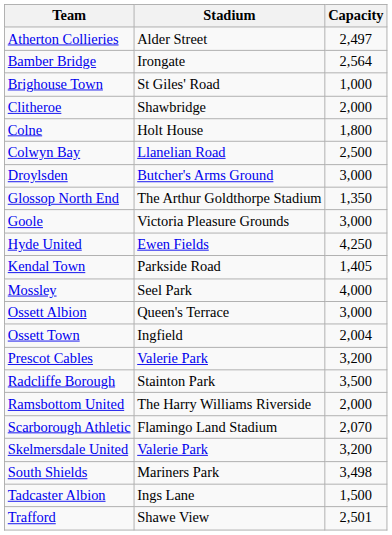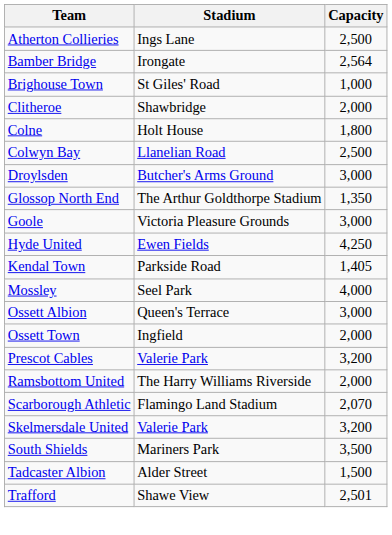(172, 38) Alder Street -> (166, 38) Ings Lane
(356, 38) 2,497 -> (356, 38) 2,500
(356, 335) 2,004 -> (356, 335) 2,000
- row: (61, 381)
(356, 472) 3,498 -> (356, 449) 3,500
(166, 495) Ings Lane -> (172, 472) Alder Street
